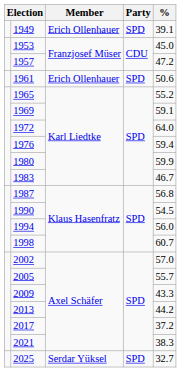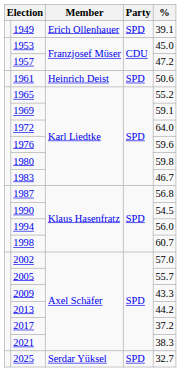(84, 78) Erich Ollenhauer -> (78, 78) Heinrich Deist
(165, 144) 59.4 -> (165, 144) 59.6
(165, 161) 59.9 -> (165, 161) 59.8
